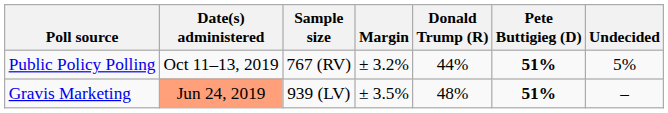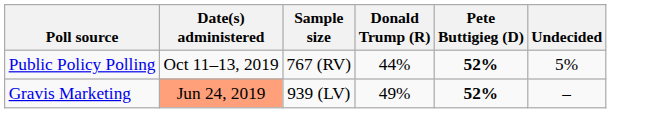- column: (384, 37)
(539, 64) 51% -> (481, 64) 52%
(452, 93) 48% -> (395, 93) 49%
(539, 93) 51% -> (481, 93) 52%
